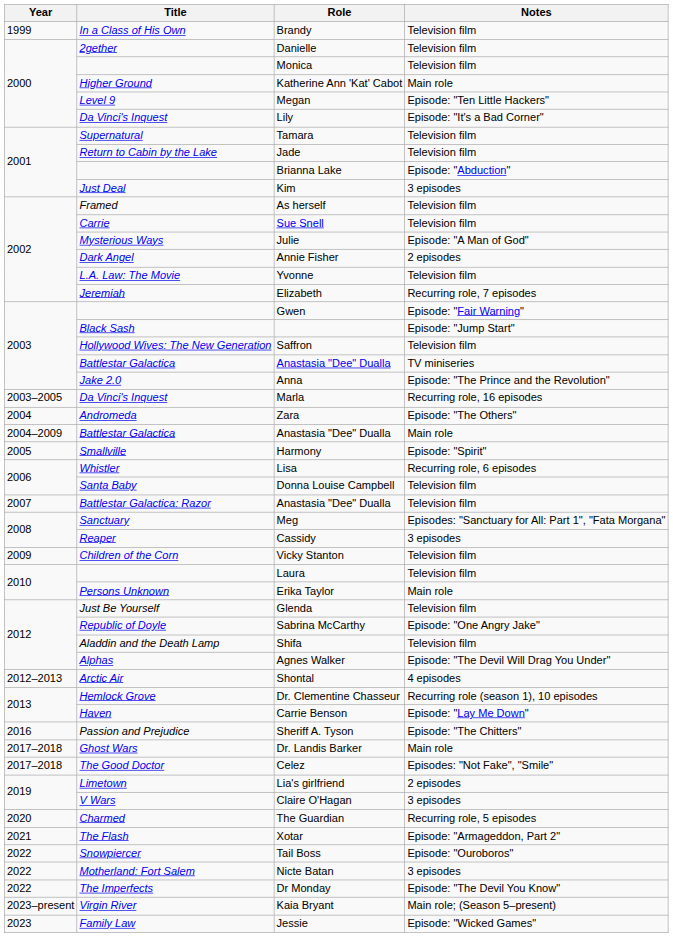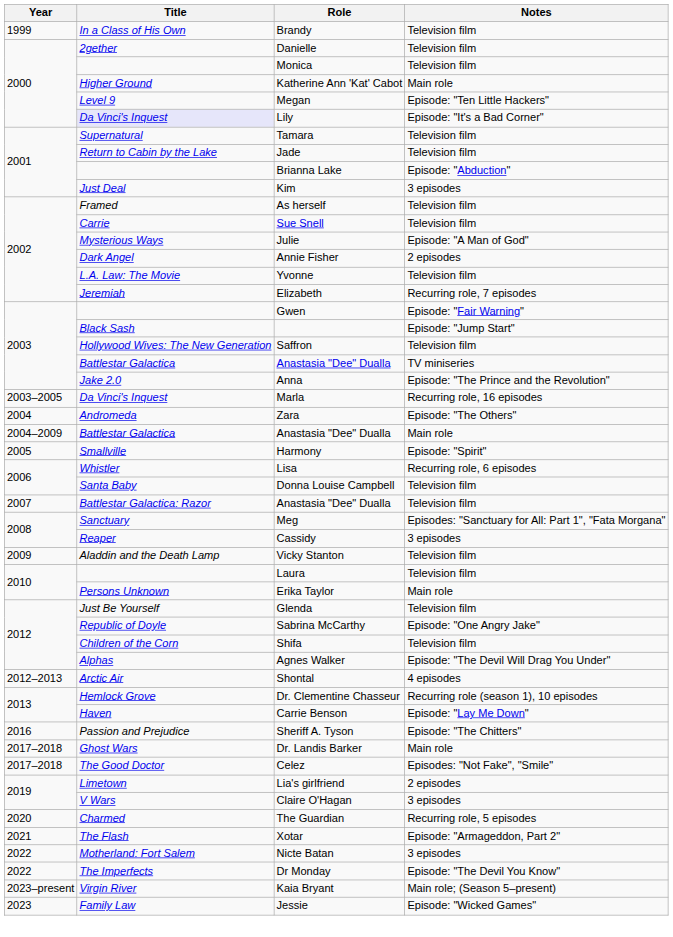(123, 118) no background -> (123, 118) lavender background
(129, 556) Children of the Corn -> (149, 556) Aladdin and the Death Lamp
(149, 643) Aladdin and the Death Lamp -> (129, 643) Children of the Corn
- row: (299, 853)
